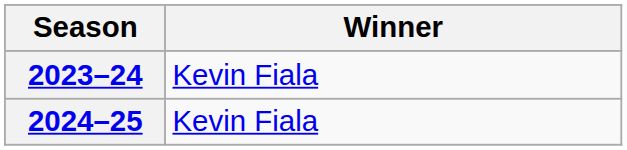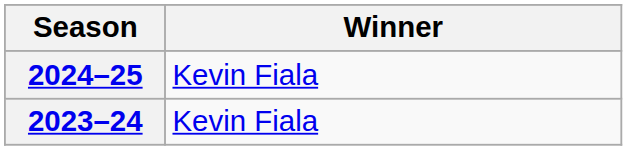rows swapped: (85, 74) <-> (85, 121)
